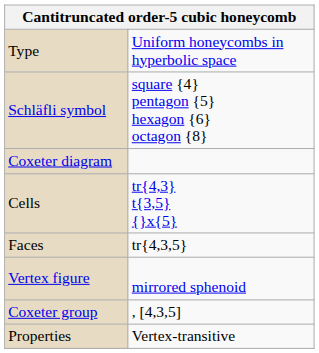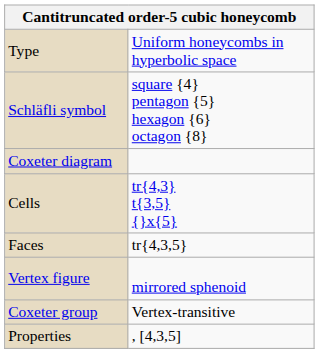(156, 311) , [4,3,5] -> (183, 311) Vertex-transitive
(183, 336) Vertex-transitive -> (156, 336) , [4,3,5]
